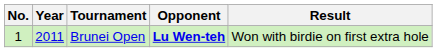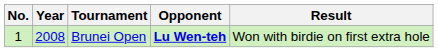(50, 36) 2011 -> (50, 36) 2008
